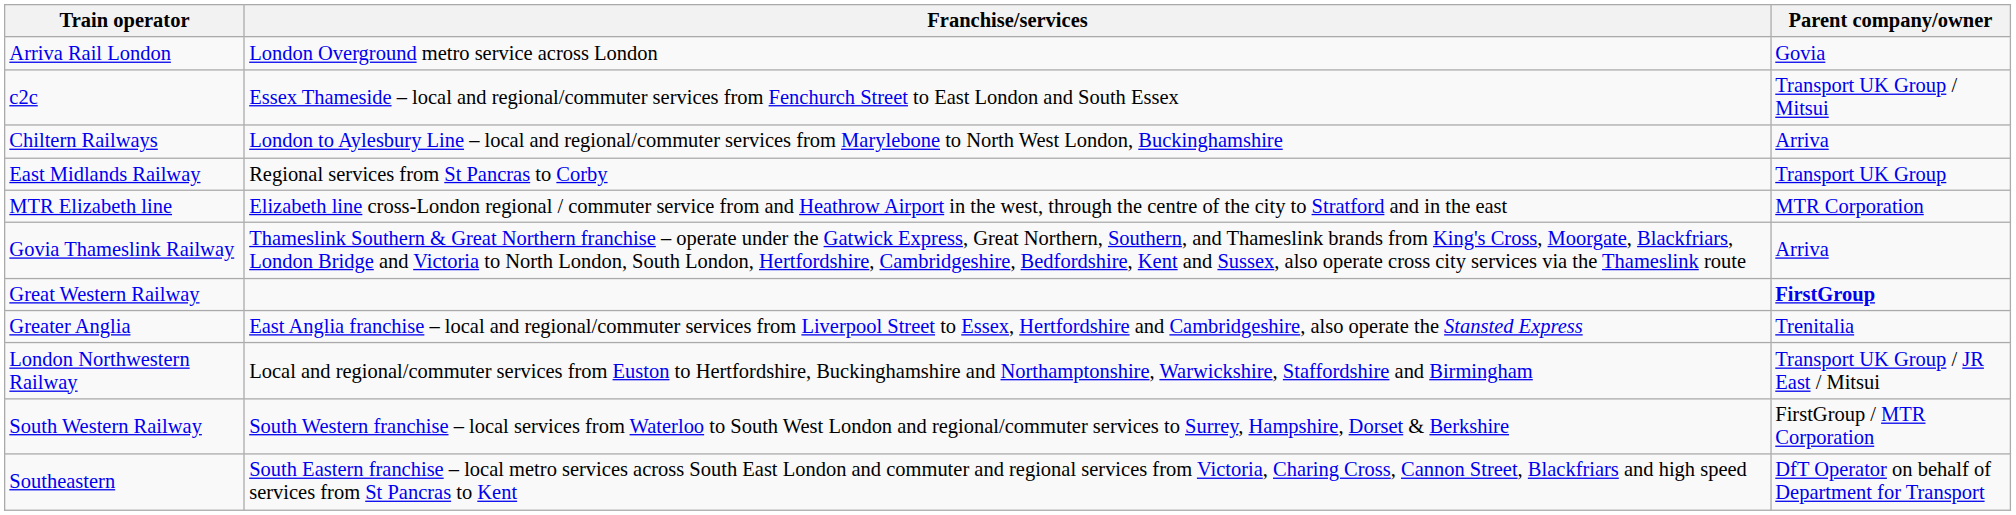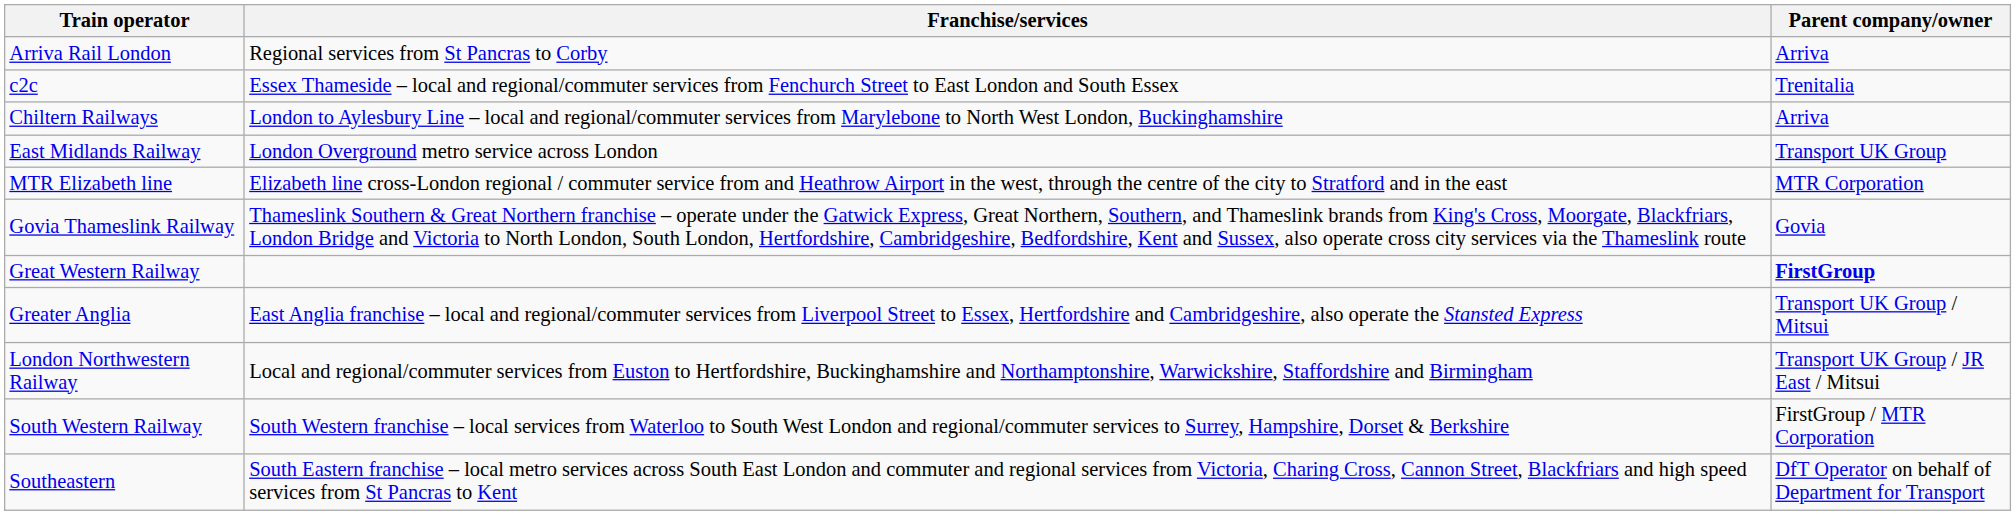(453, 53) London Overground metro service across London -> (428, 53) Regional services from St Pancras to Corby
(1800, 53) Govia -> (1802, 53) Arriva
(1866, 97) Transport UK Group / Mitsui -> (1815, 85) Trenitalia
(428, 173) Regional services from St Pancras to Corby -> (453, 150) London Overground metro service across London
(1802, 250) Arriva -> (1800, 227) Govia
(1815, 326) Trenitalia -> (1866, 315) Transport UK Group / Mitsui
